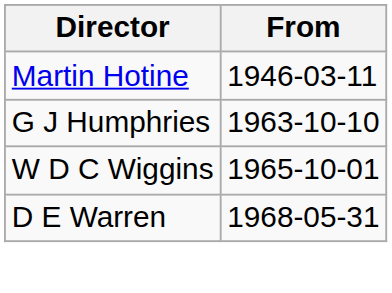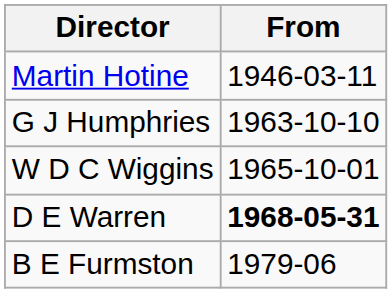(303, 216) normal -> (303, 216) bold
+ row: (103, 264)
